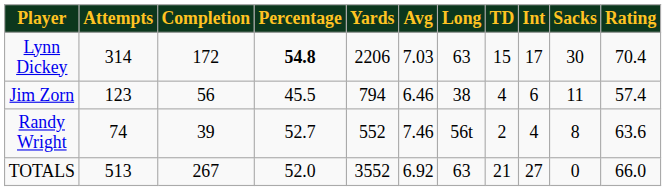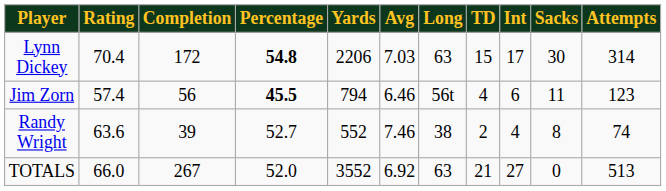columns swapped: (118, 18) <-> (631, 18)
(300, 94) normal -> (281, 94) bold
(462, 94) 38 -> (443, 94) 56t
(462, 133) 56t -> (443, 133) 38
